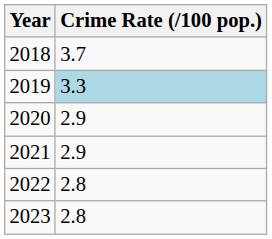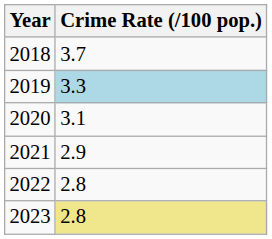(73, 119) 2.9 -> (73, 119) 3.1
(73, 217) no background -> (73, 217) khaki background
